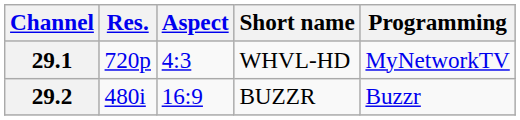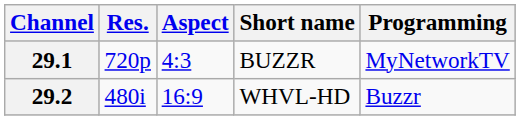(295, 59) WHVL-HD -> (277, 59) BUZZR
(277, 96) BUZZR -> (295, 96) WHVL-HD
